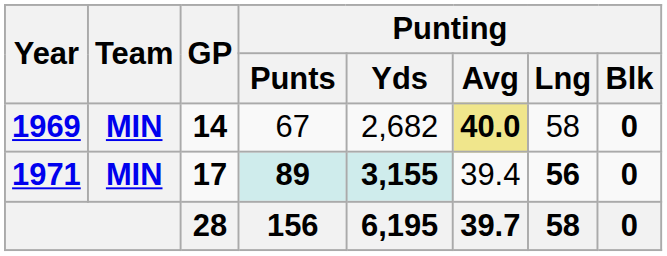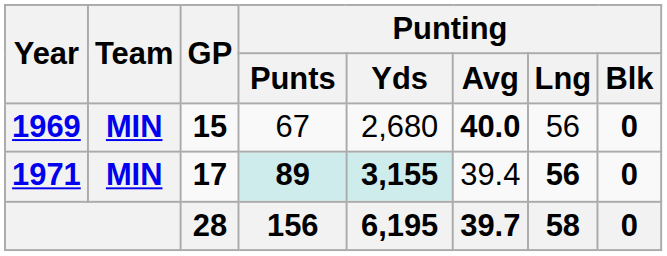(210, 126) 14 -> (210, 126) 15
(400, 126) 2,682 -> (400, 126) 2,680
(490, 126) khaki background -> (490, 126) no background
(563, 126) 58 -> (563, 126) 56
